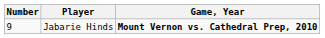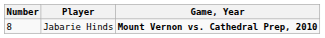(9, 26) 9 -> (9, 26) 8
